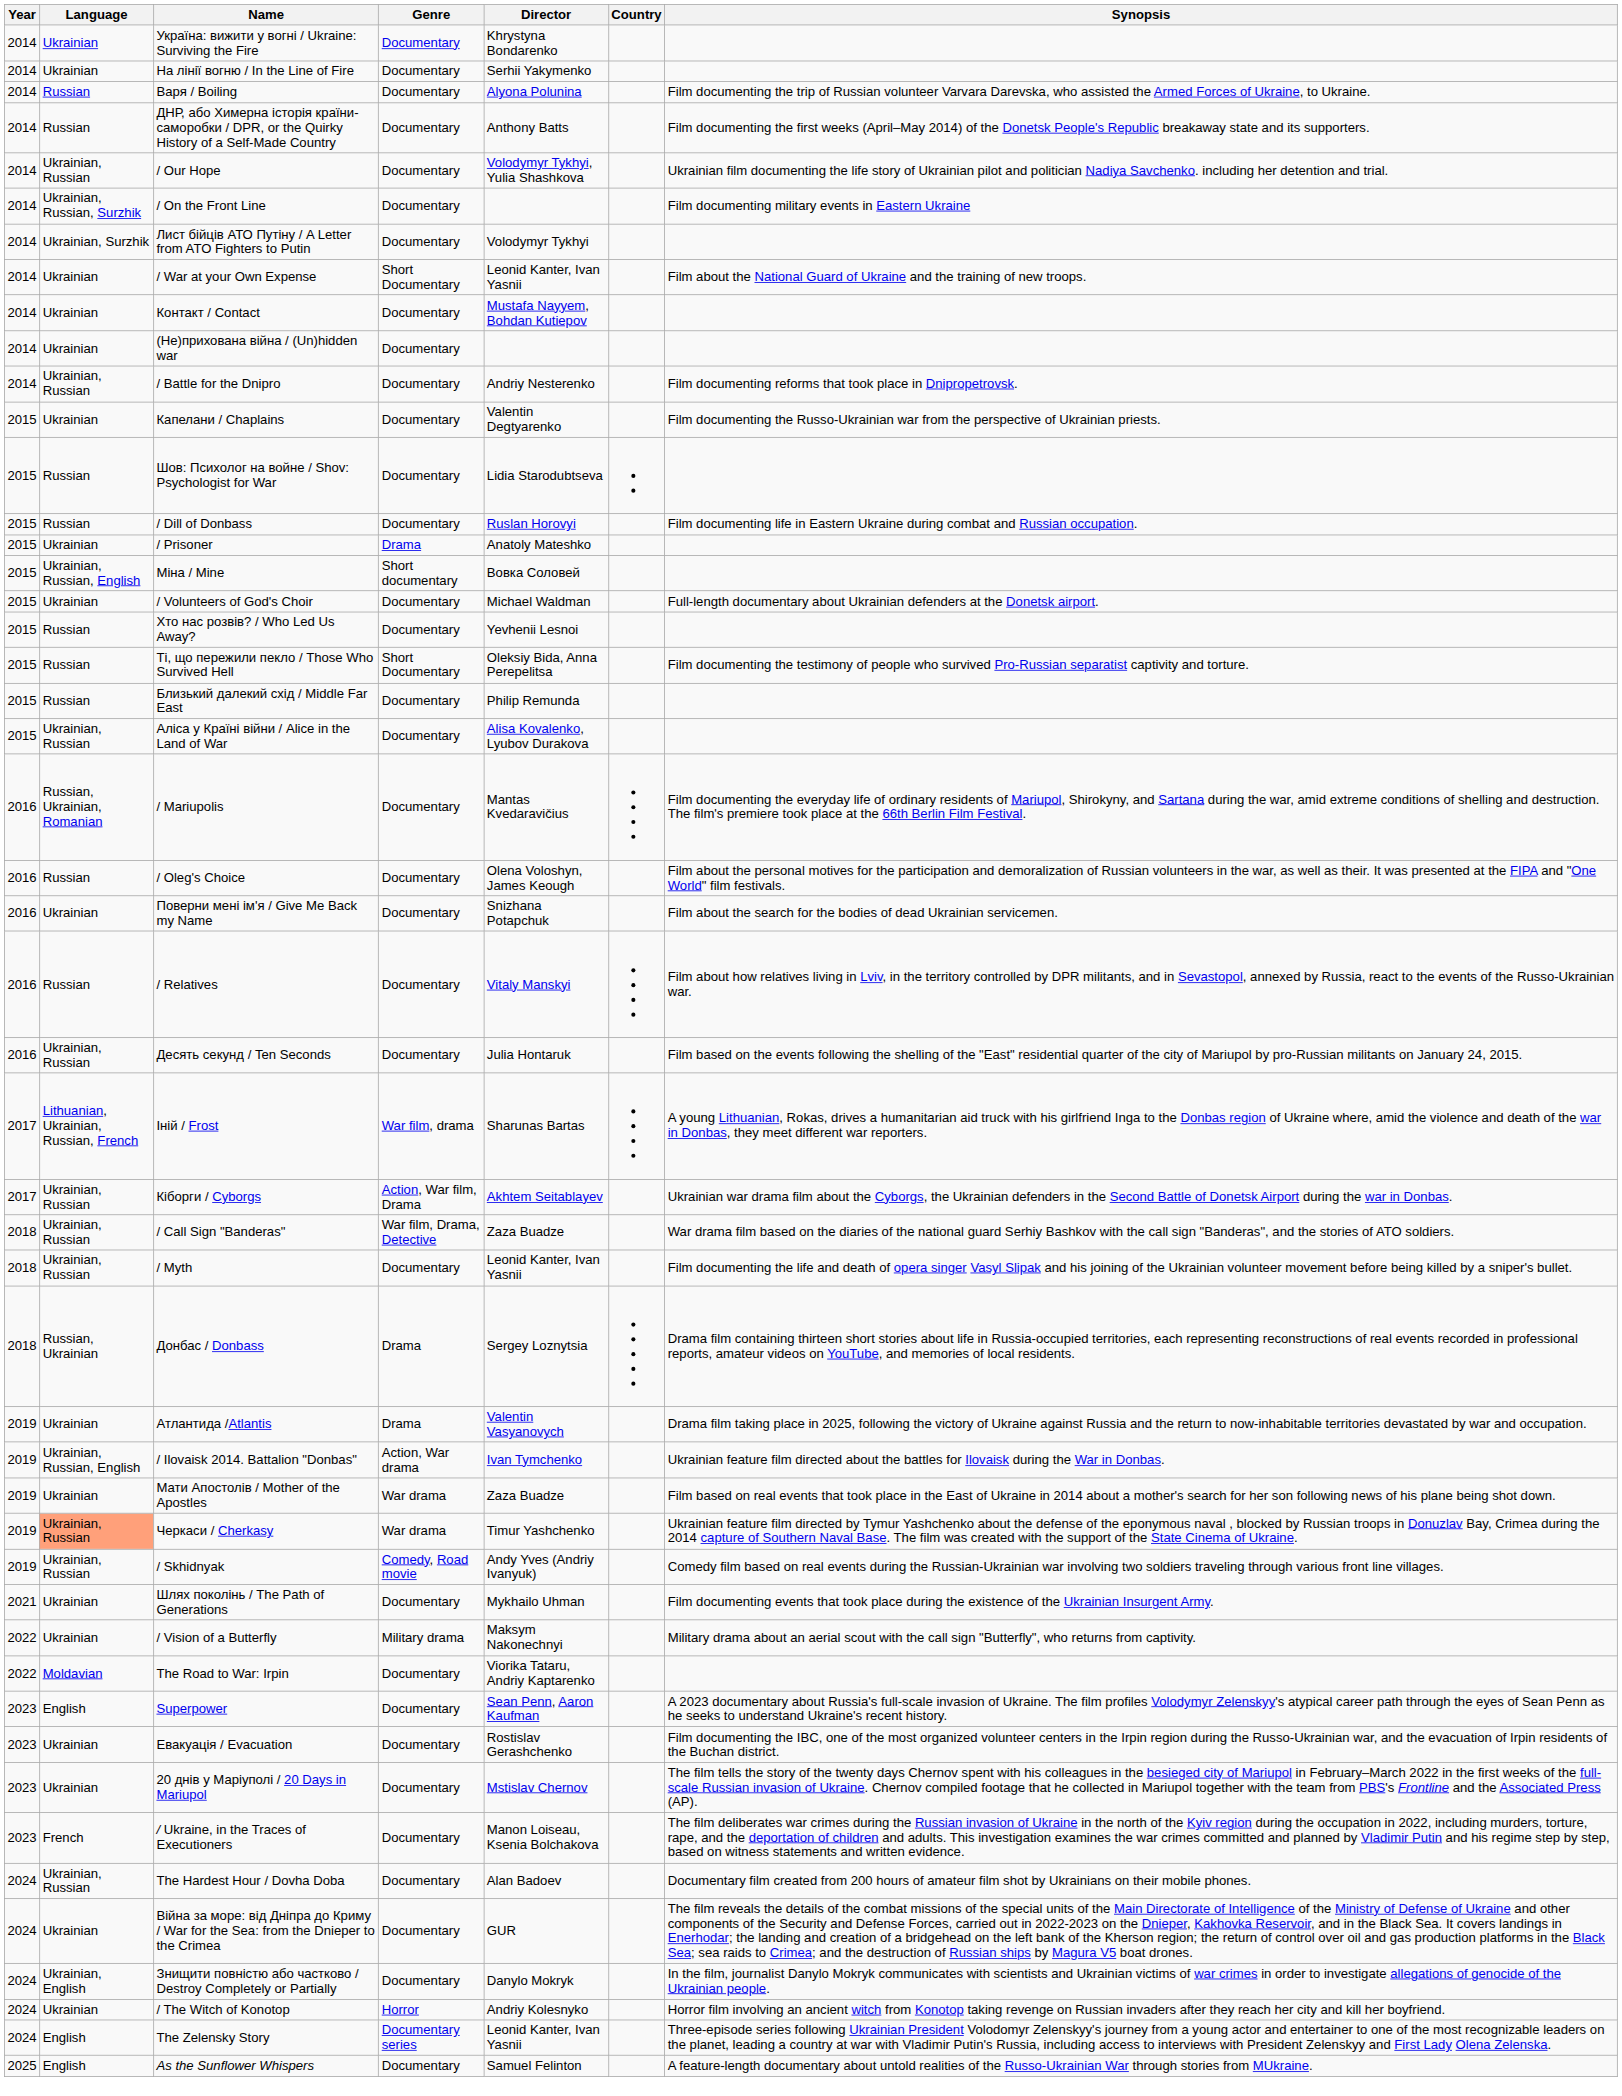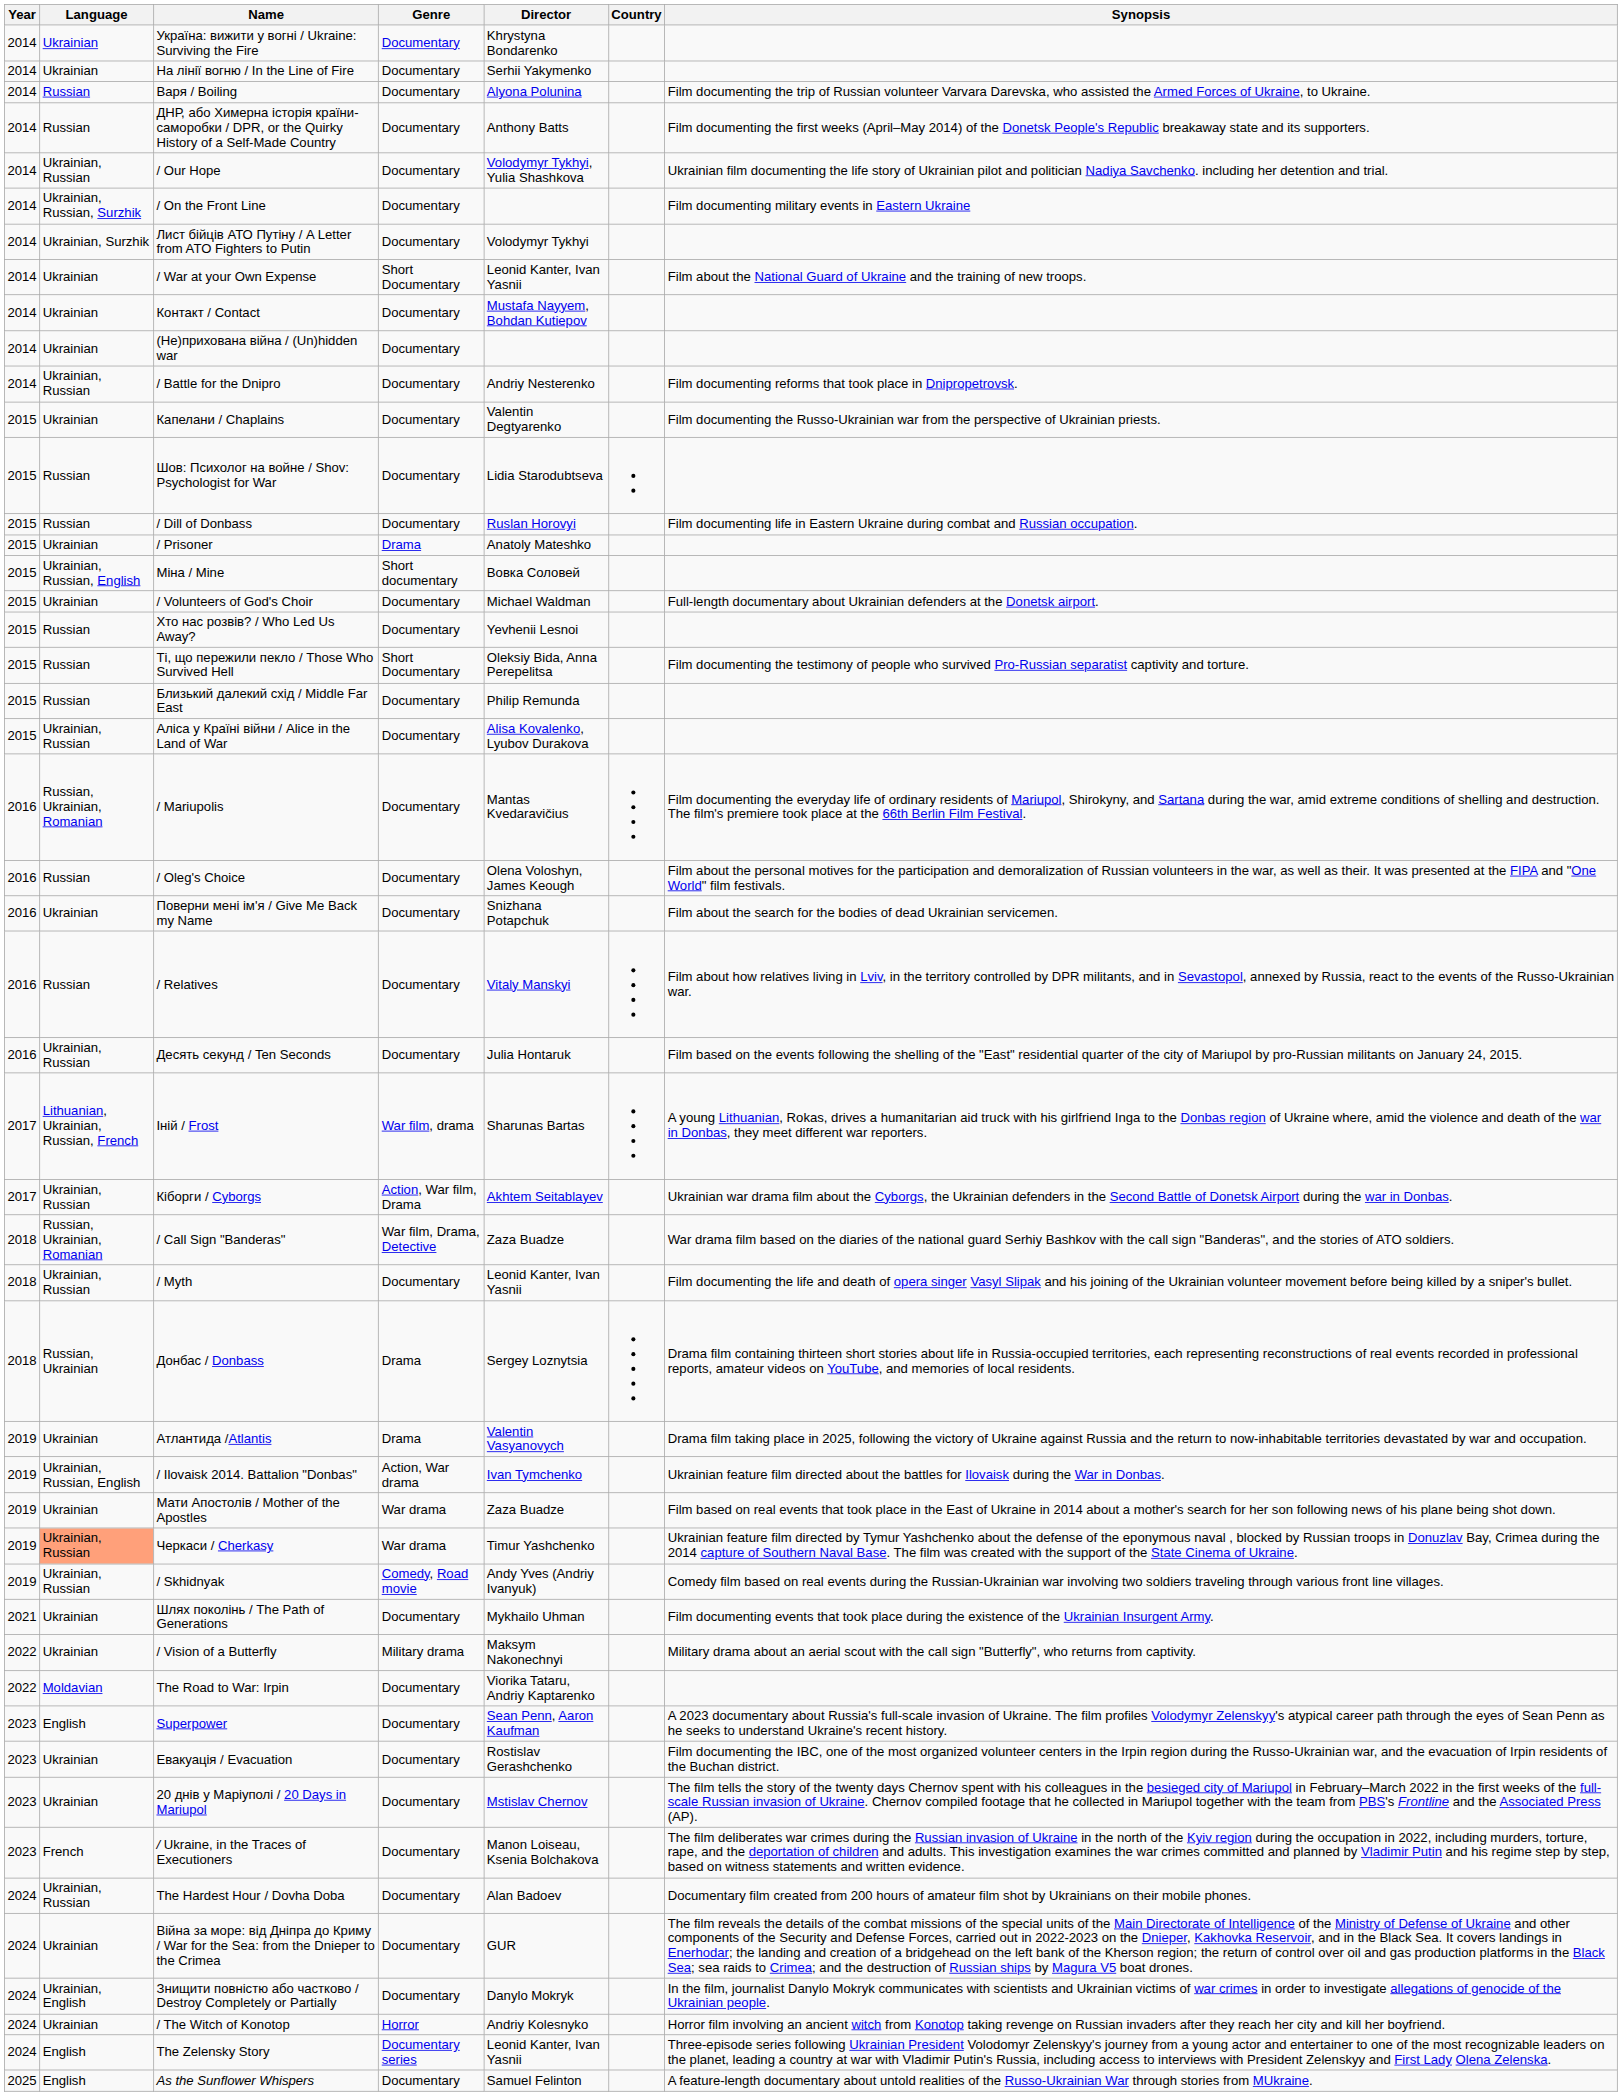(72, 1232) Ukrainian, Russian -> (73, 1239) Russian, Ukrainian, Romanian
